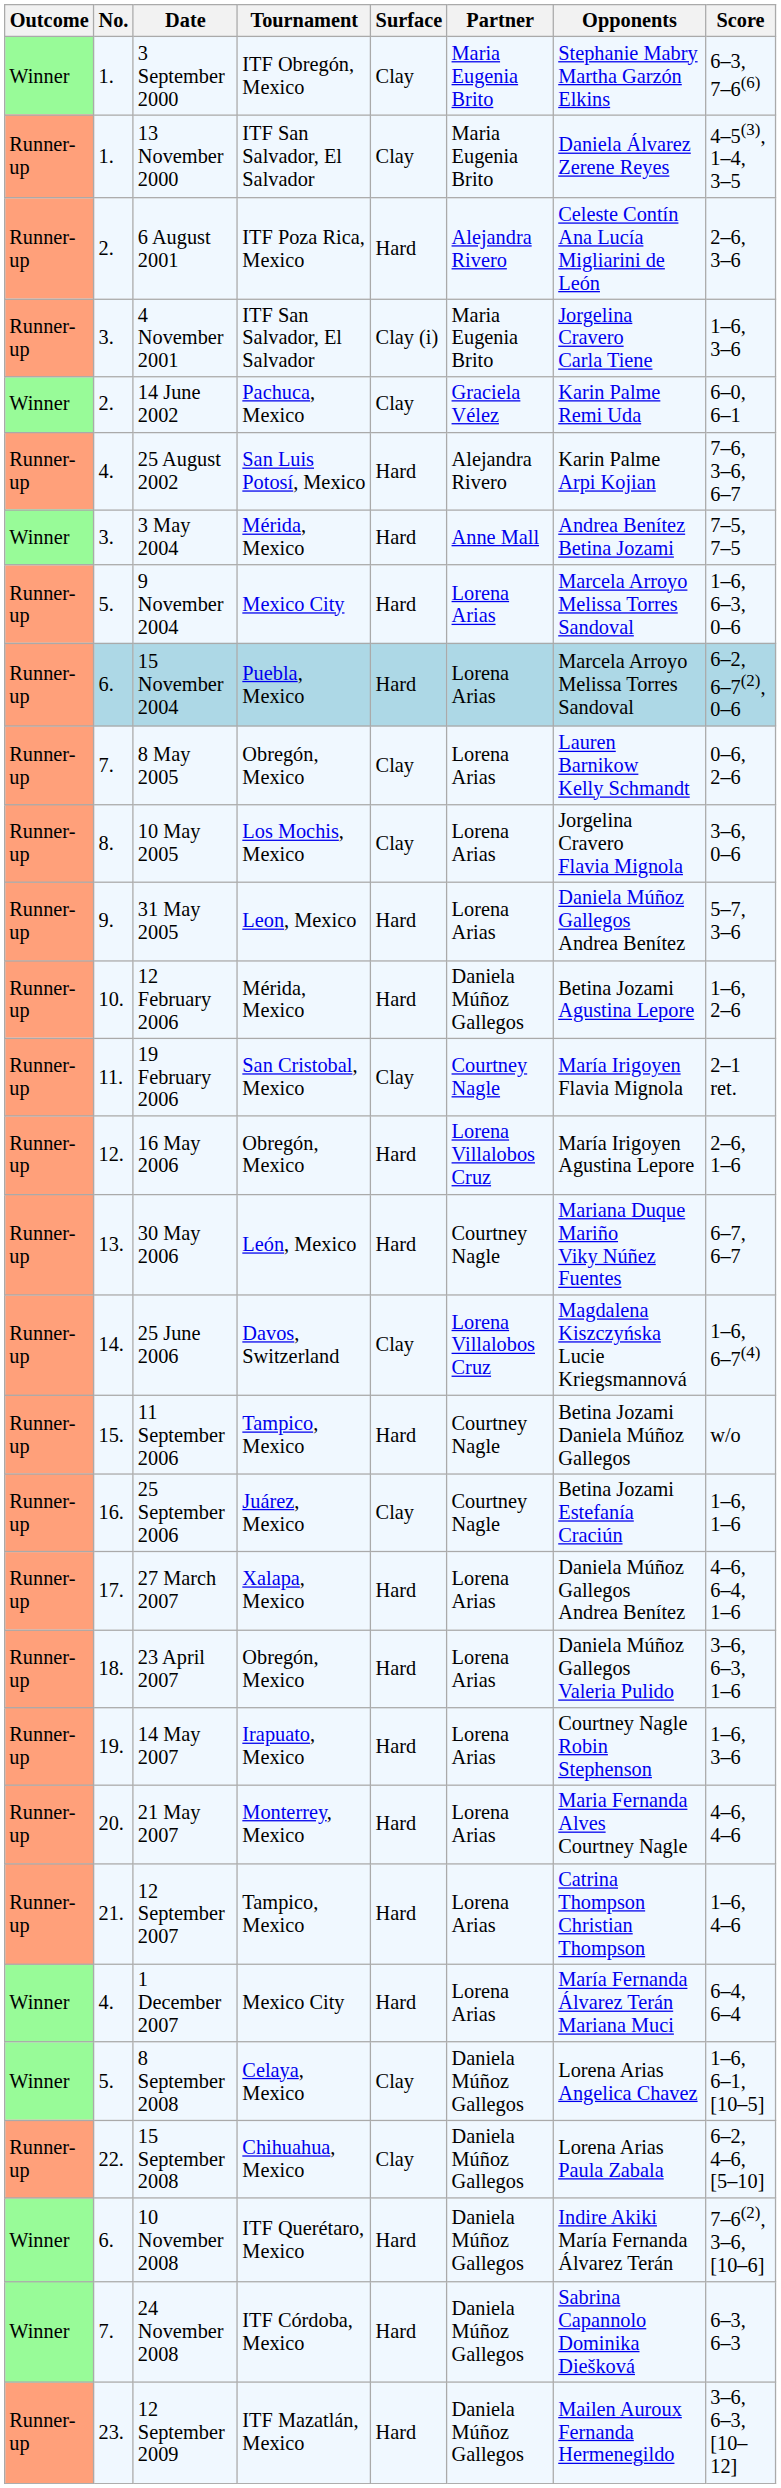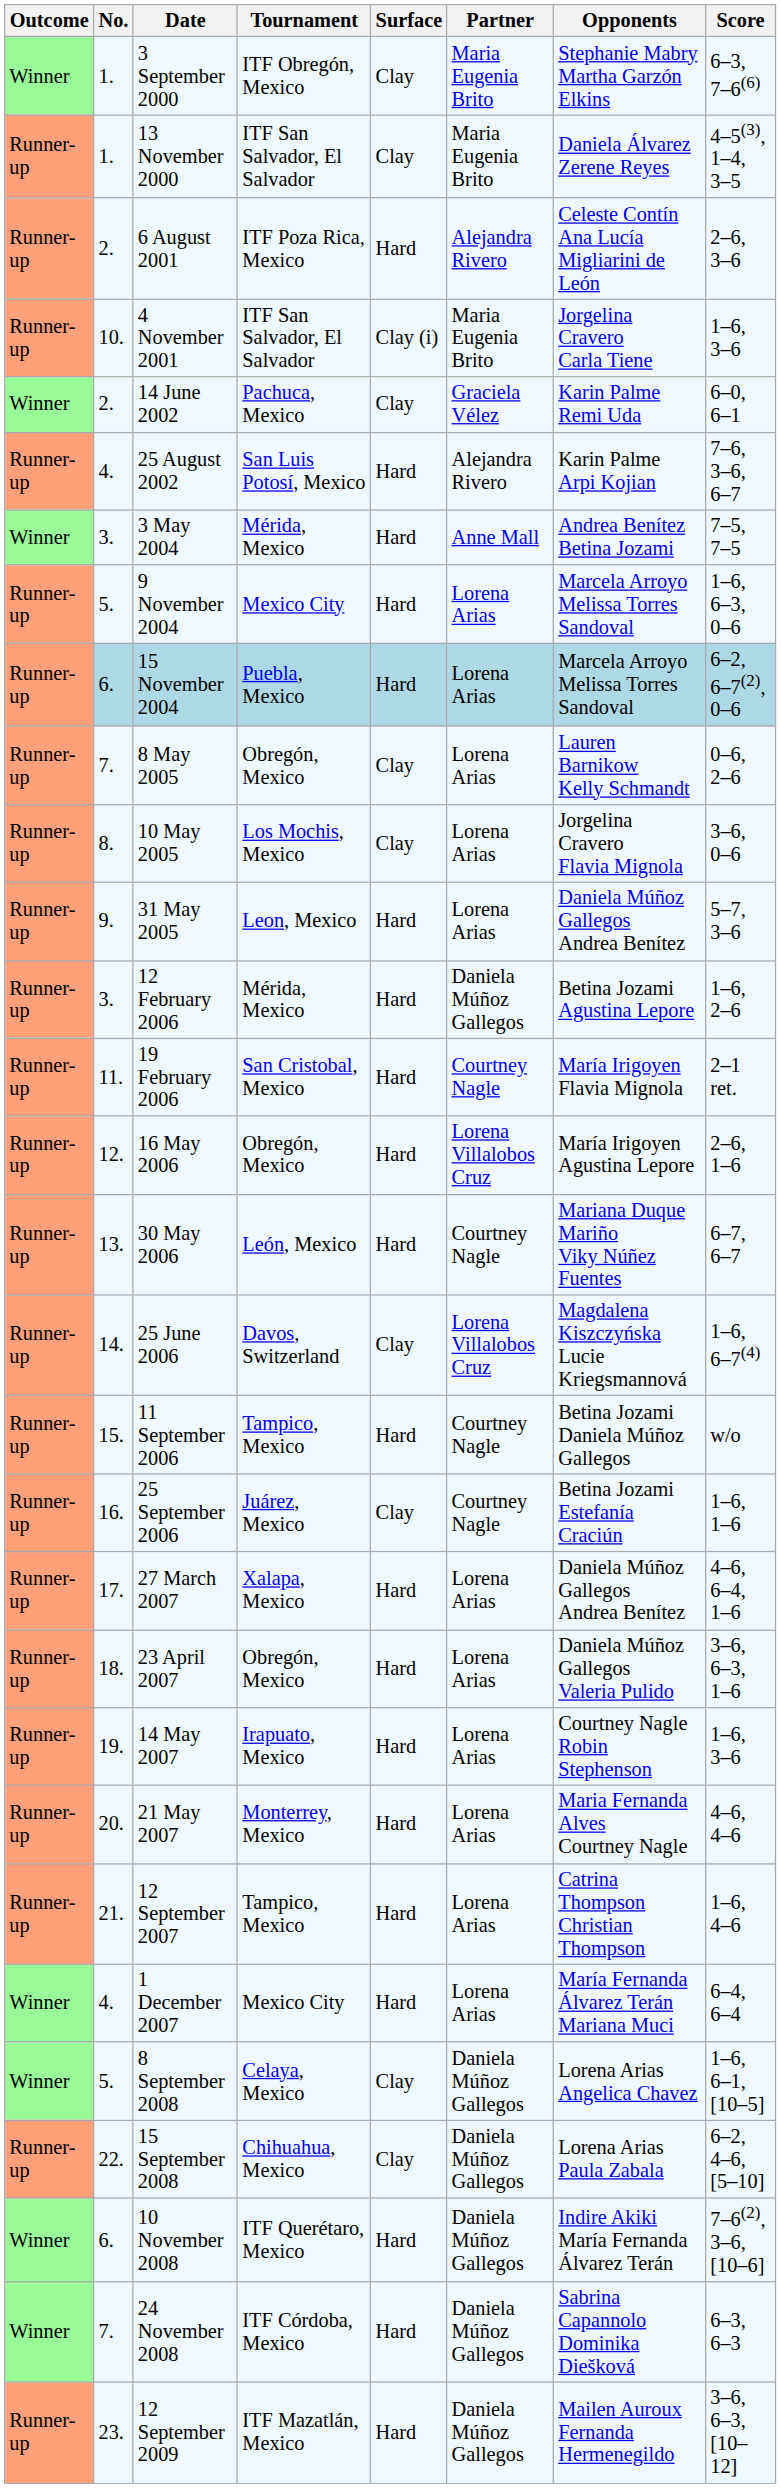(106, 337) 3. -> (111, 337) 10.
(111, 999) 10. -> (106, 999) 3.
(395, 1077) Clay -> (396, 1077) Hard
